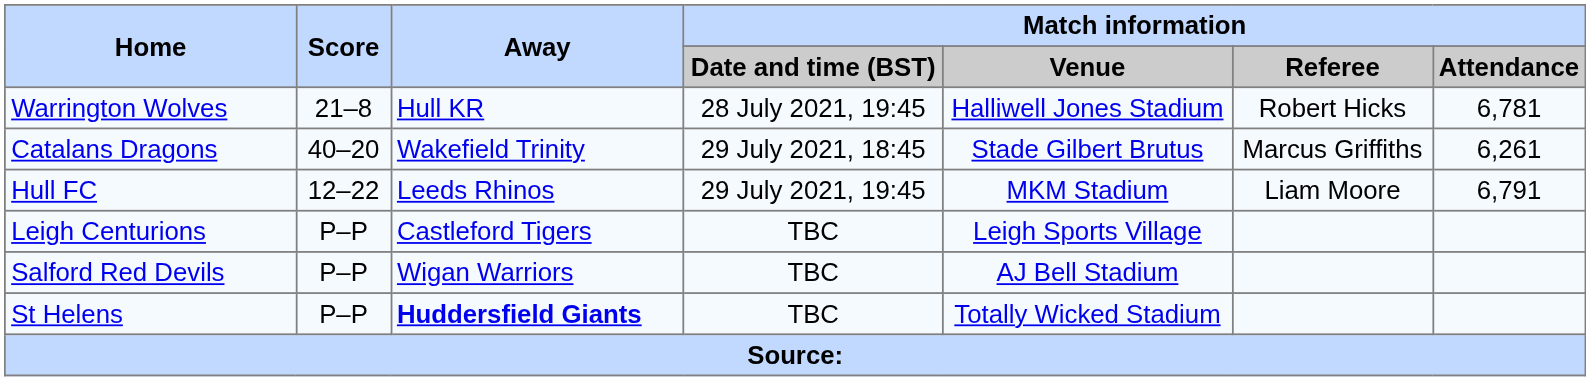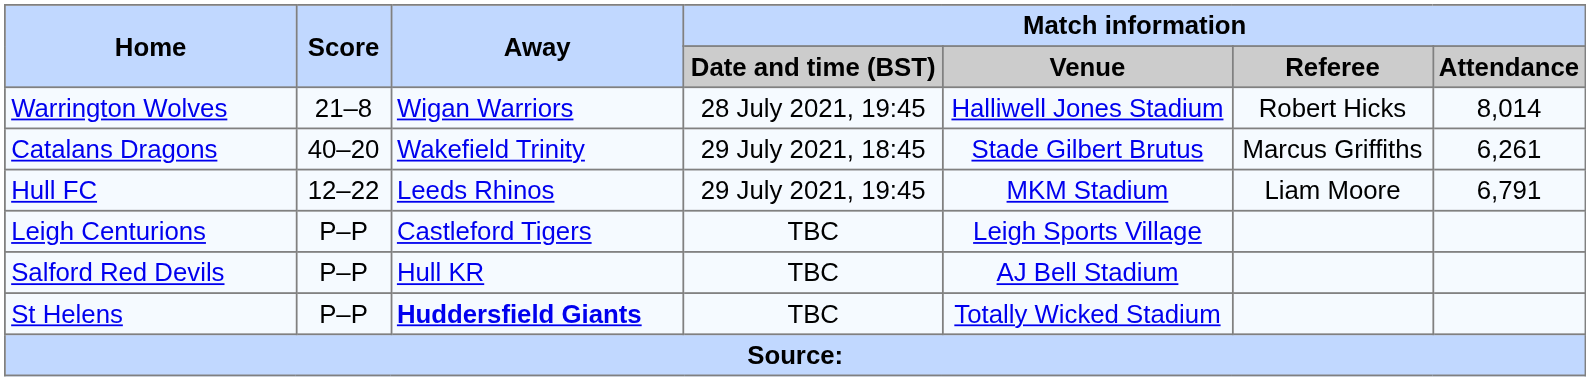(441, 108) Hull KR -> (485, 108) Wigan Warriors
(1509, 108) 6,781 -> (1509, 108) 8,014
(485, 272) Wigan Warriors -> (441, 272) Hull KR
